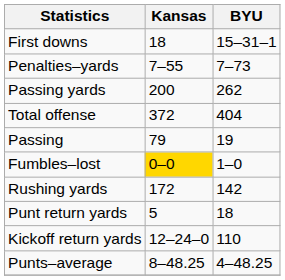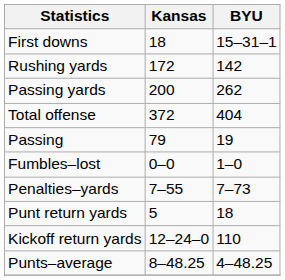rows swapped: (58, 189) <-> (63, 66)
(162, 164) gold background -> (162, 164) no background
